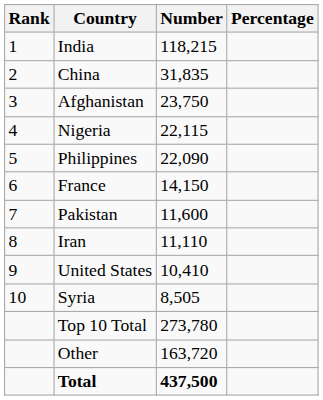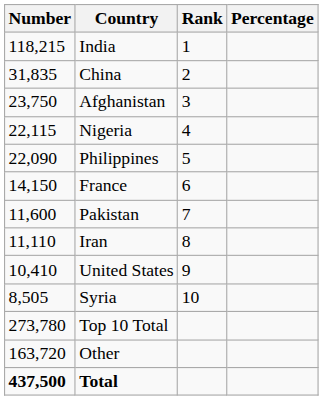columns swapped: (29, 18) <-> (192, 18)
